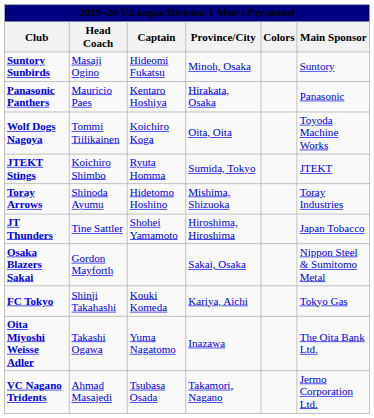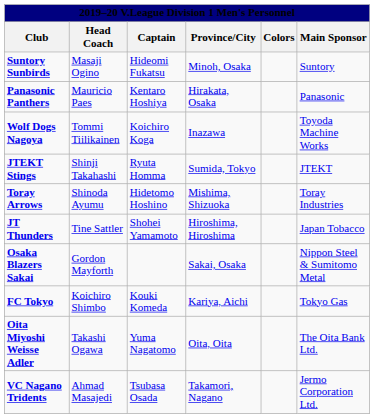(210, 132) Oita, Oita -> (207, 132) Inazawa
(91, 169) Koichiro Shimbo -> (94, 169) Shinji Takahashi
(94, 301) Shinji Takahashi -> (91, 301) Koichiro Shimbo
(207, 343) Inazawa -> (210, 343) Oita, Oita
